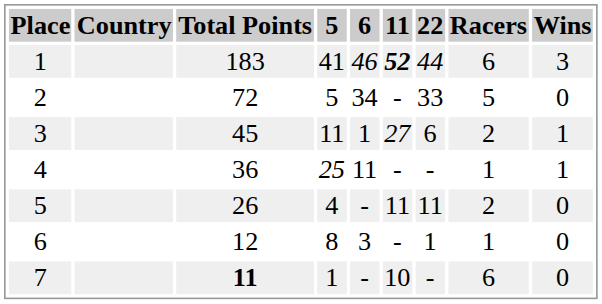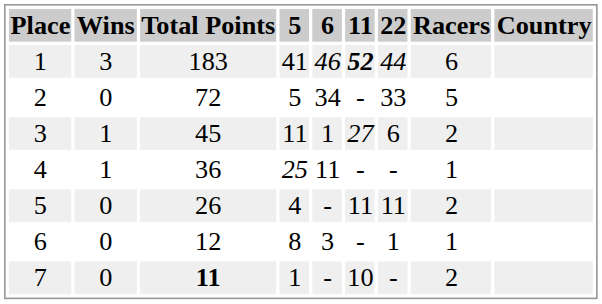columns swapped: (124, 24) <-> (563, 24)
(488, 277) 6 -> (452, 277) 2
